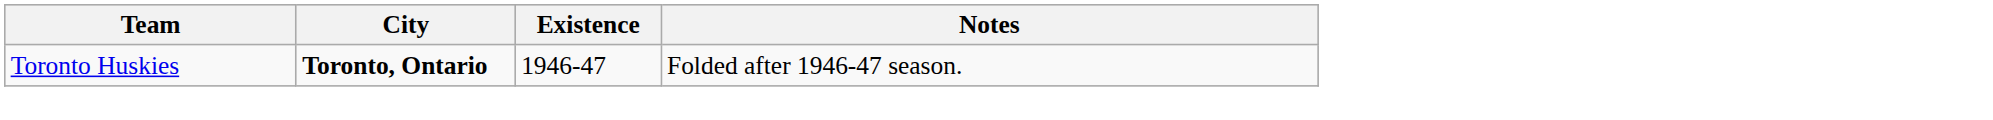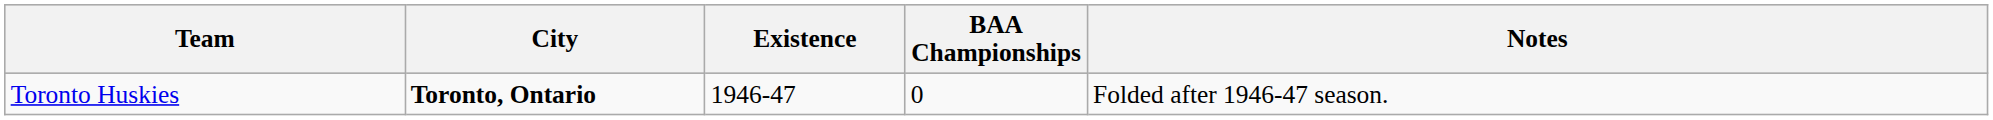+ column: (996, 38)
